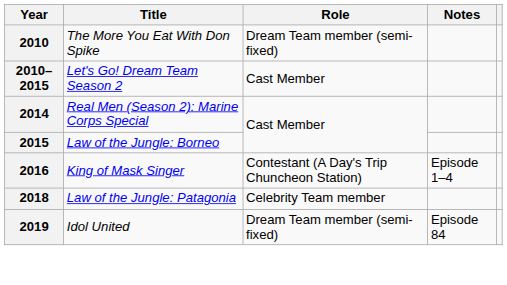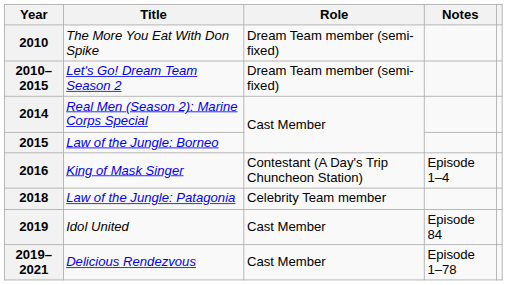(285, 78) Cast Member -> (330, 78) Dream Team member (semi-fixed)
(329, 226) Dream Team member (semi-fixed) -> (286, 226) Cast Member
+ row: (34, 262)
